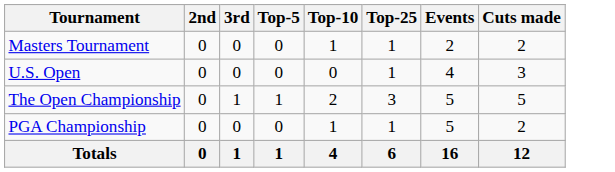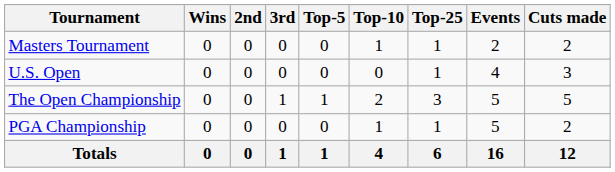+ column: (207, 18)
